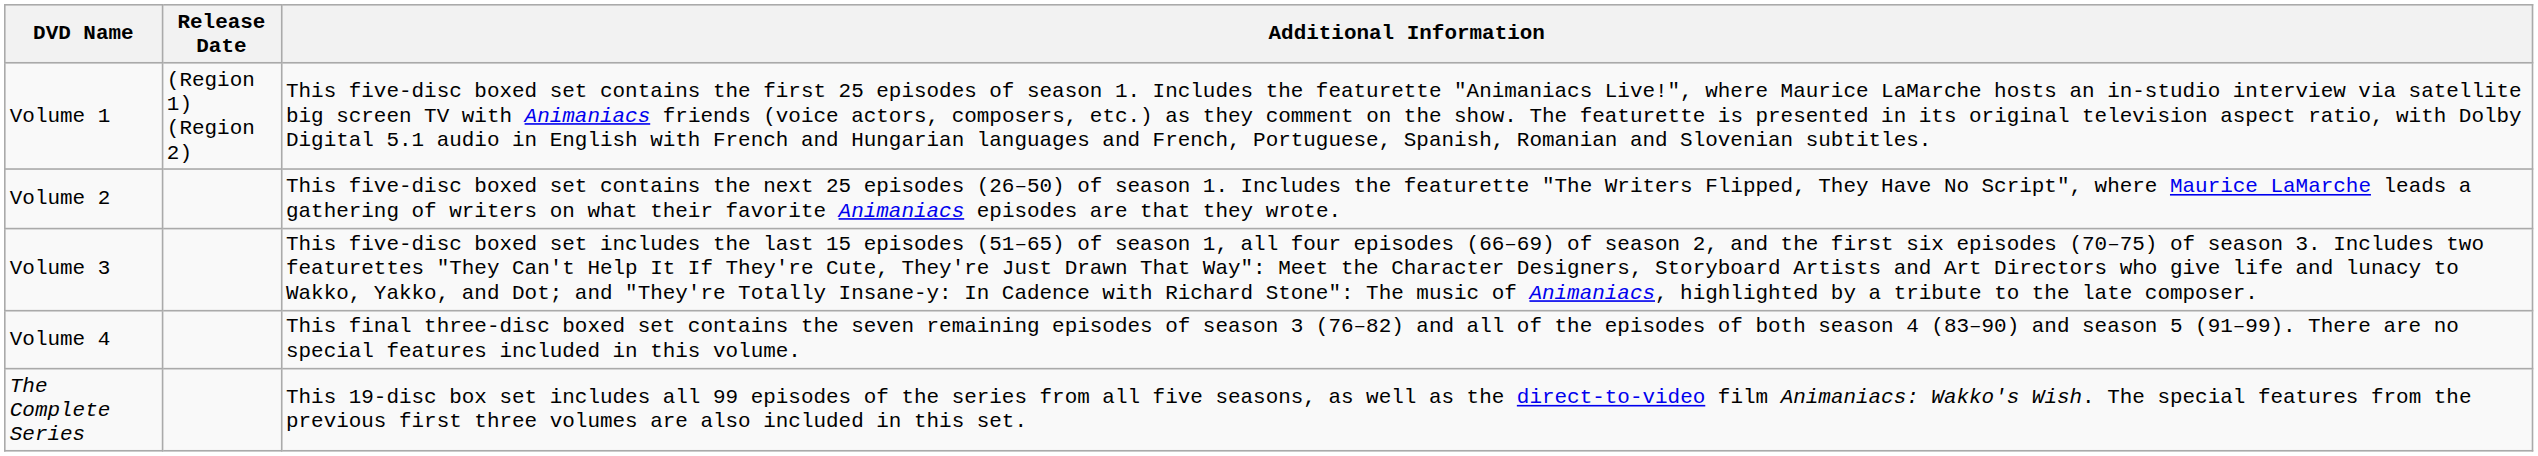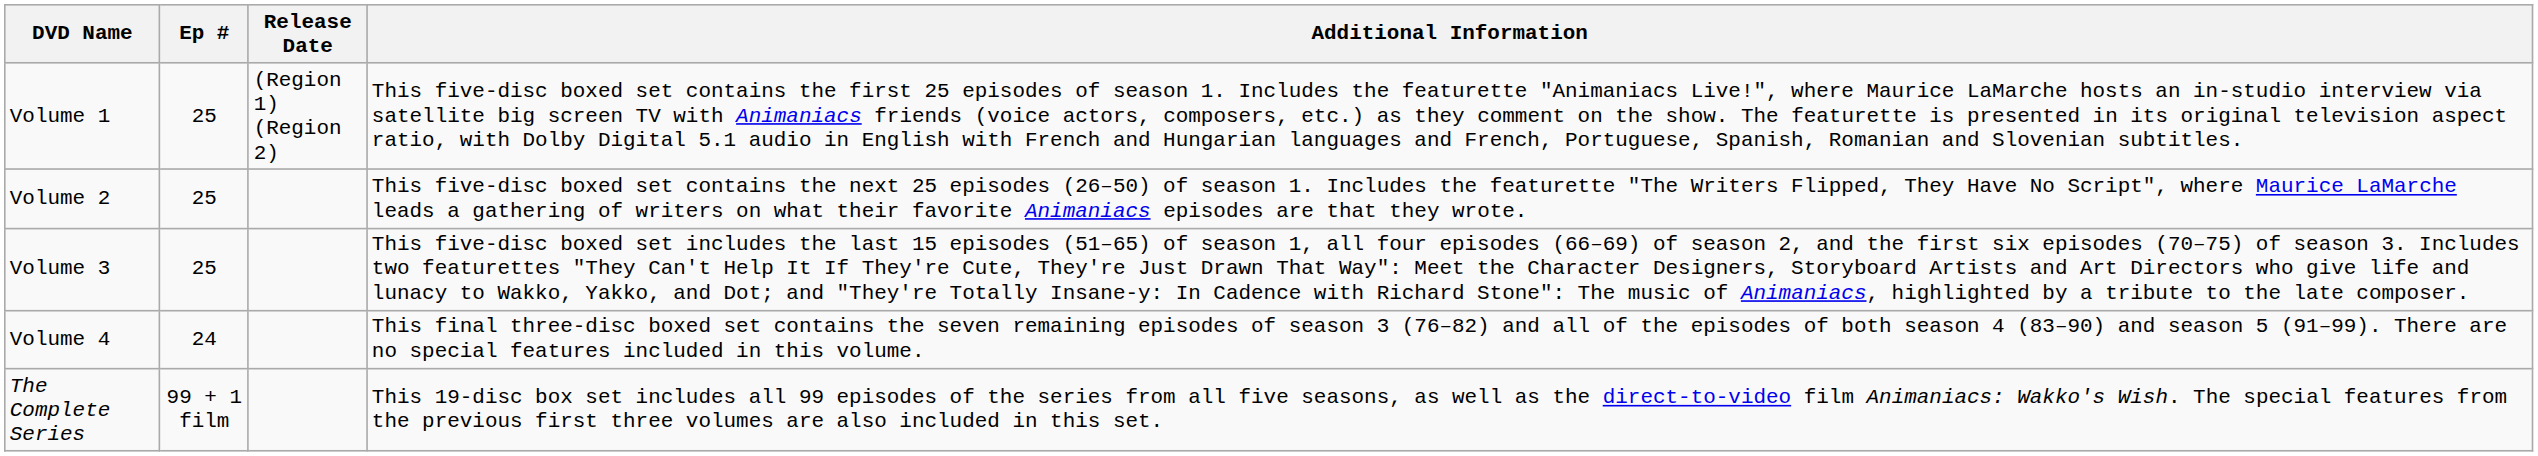+ column: (204, 34)
